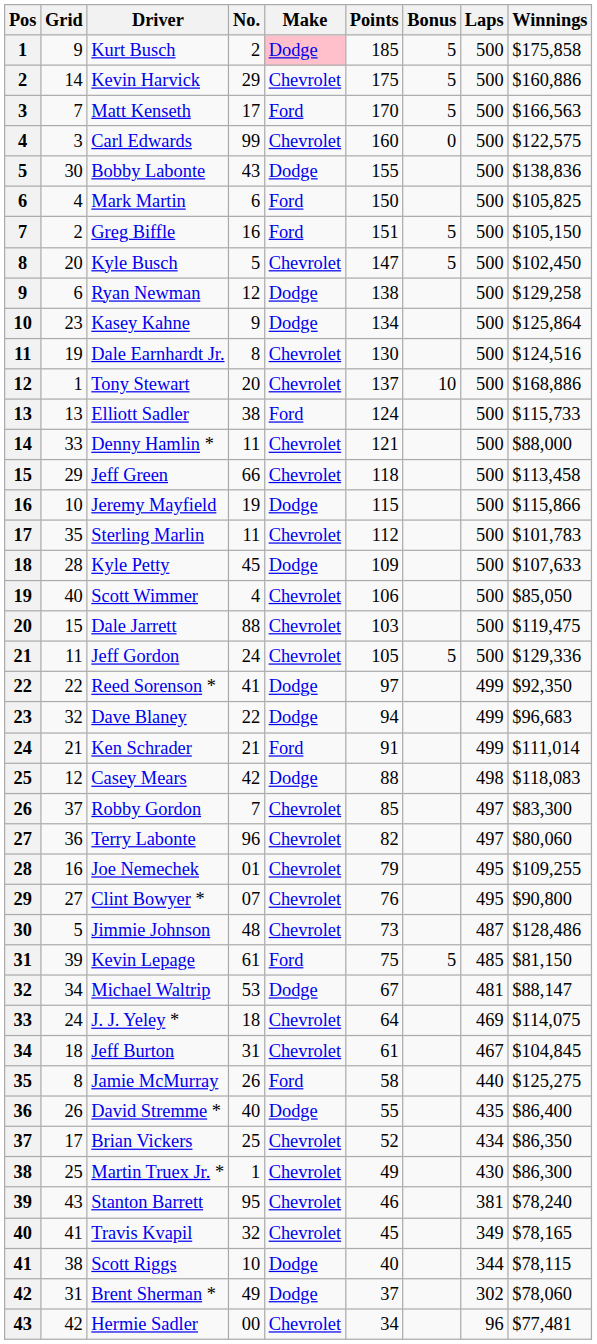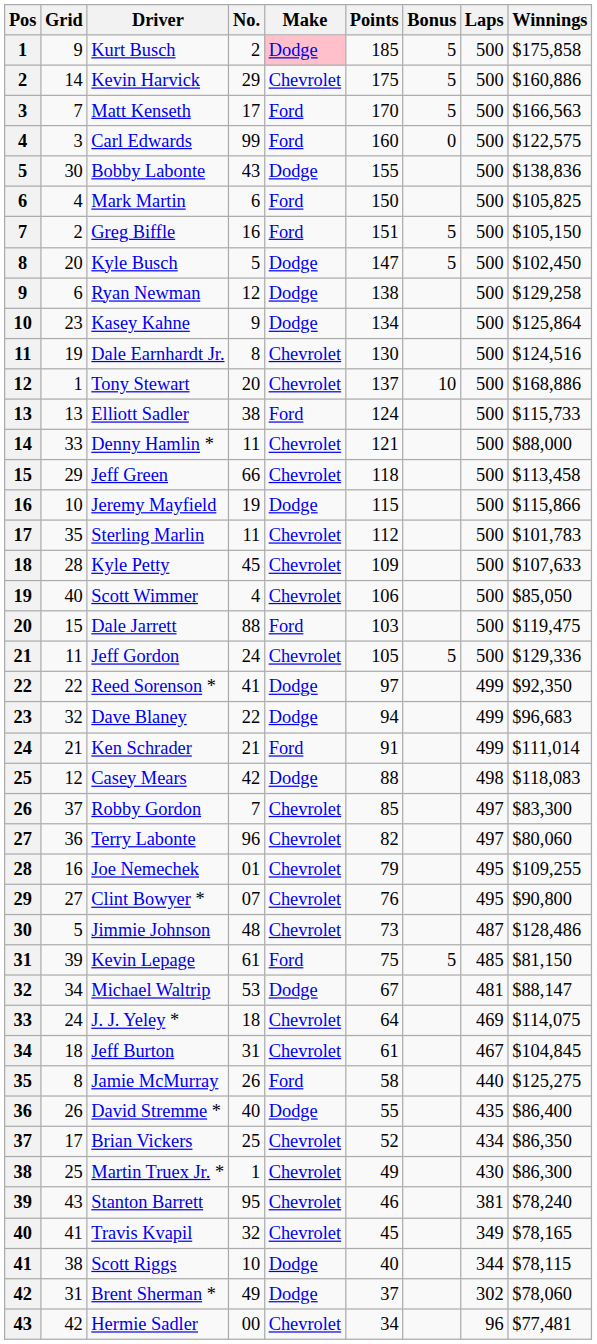(305, 141) Chevrolet -> (286, 141) Ford
(305, 262) Chevrolet -> (293, 262) Dodge
(293, 565) Dodge -> (305, 565) Chevrolet
(305, 626) Chevrolet -> (286, 626) Ford
